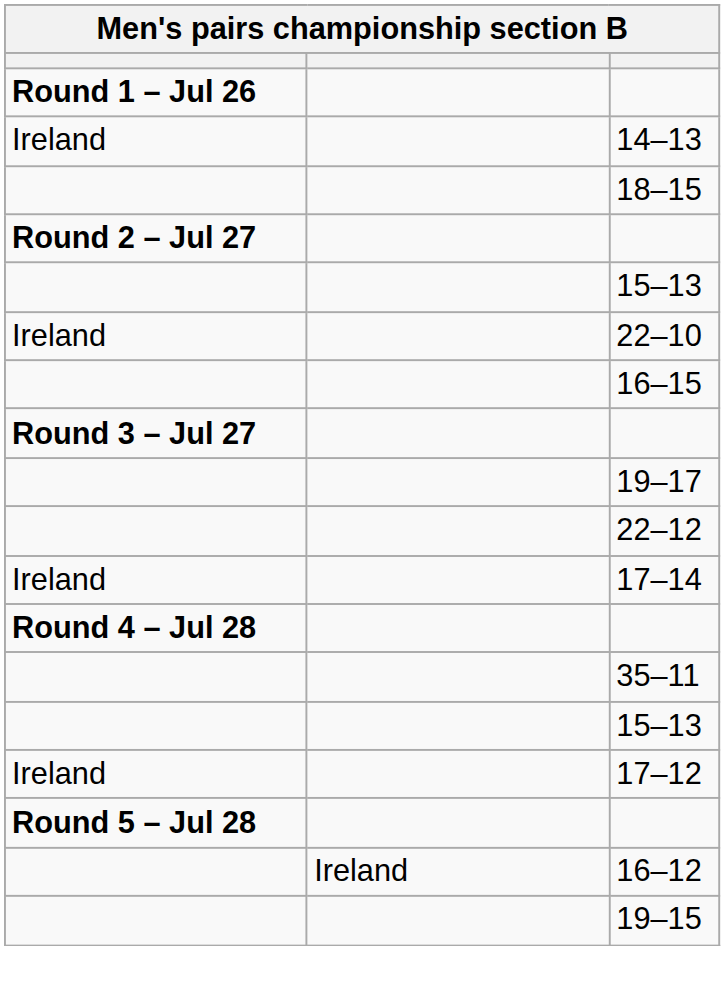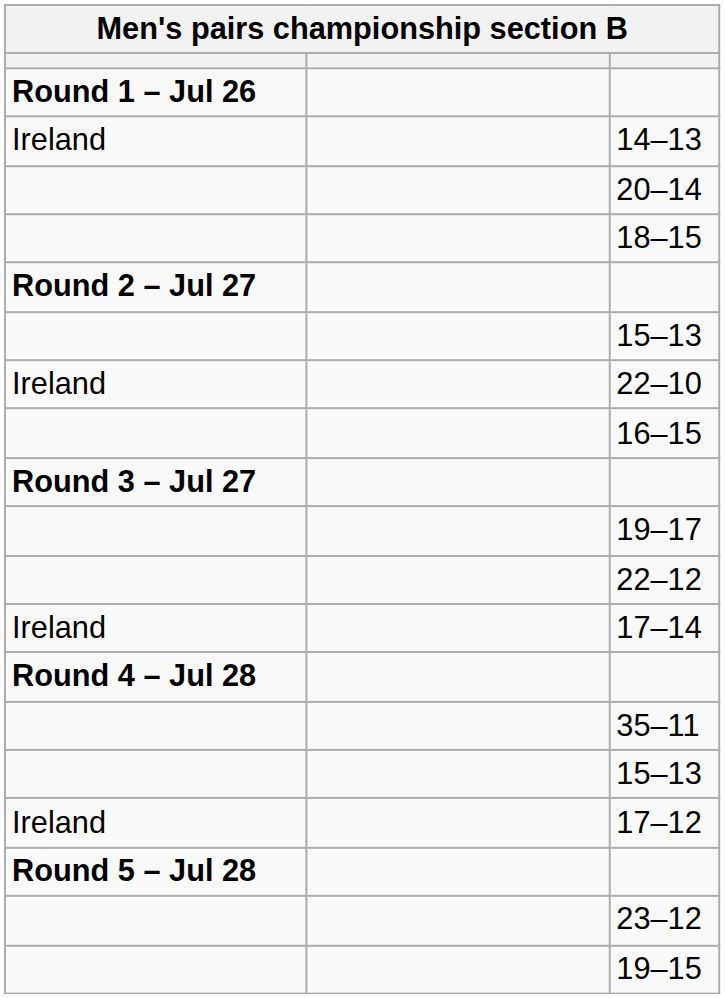+ row: (156, 190)
- row: (156, 872)
+ row: (156, 920)
